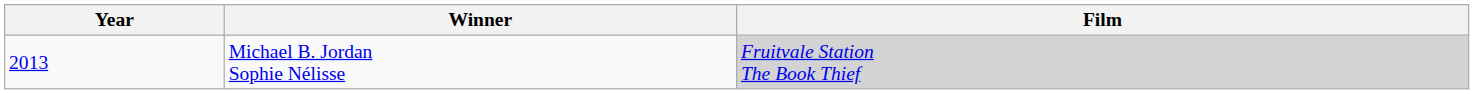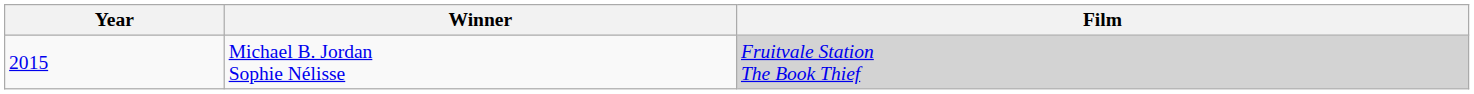(29, 61) 2013 -> (29, 61) 2015
